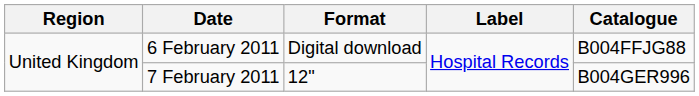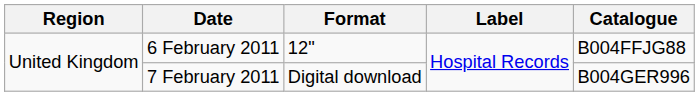(355, 47) Digital download -> (301, 47) 12"
(301, 76) 12" -> (355, 76) Digital download
